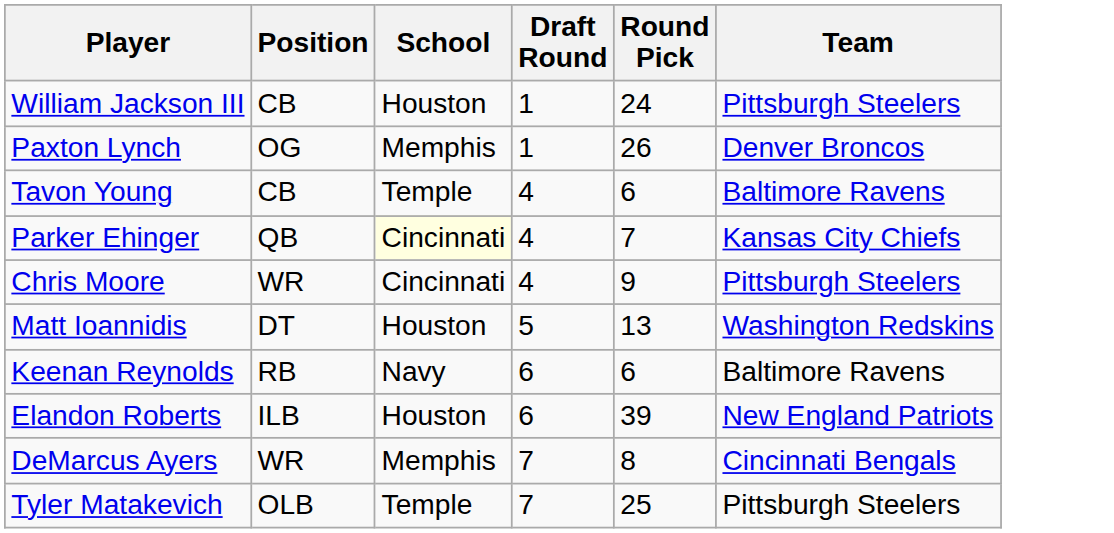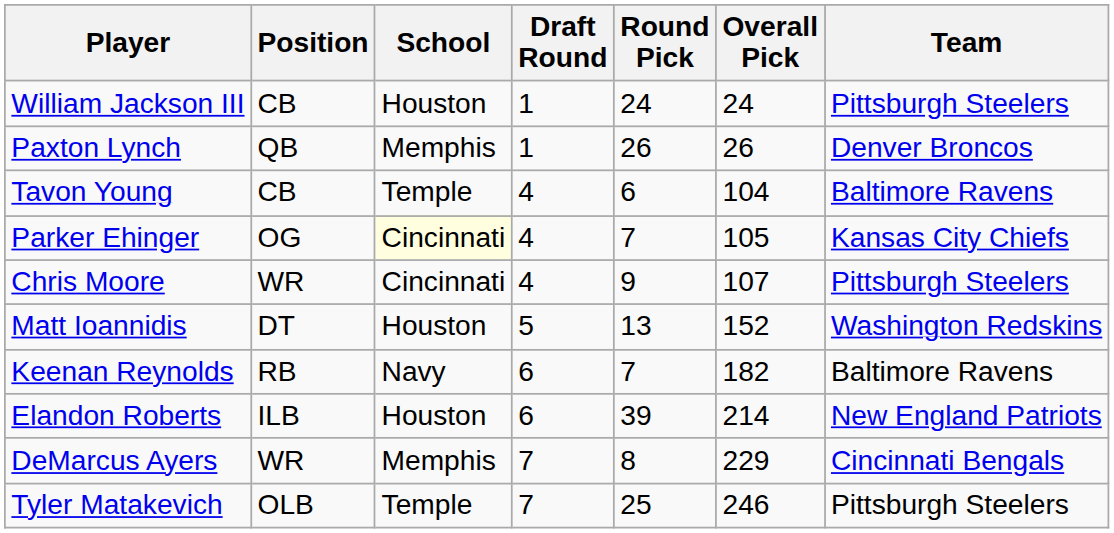+ column: (770, 42)
(279, 147) OG -> (278, 147) QB
(278, 237) QB -> (279, 237) OG
(628, 371) 6 -> (628, 371) 7
